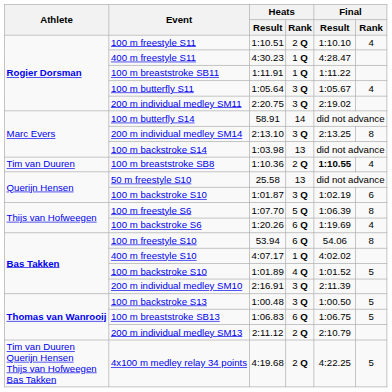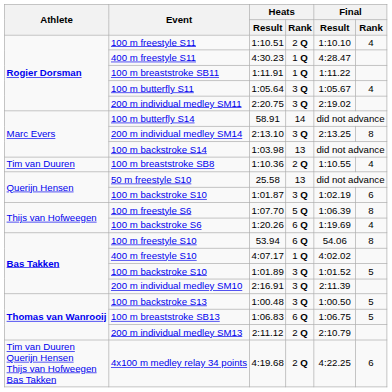(335, 165) bold -> (335, 165) normal
(300, 271) 4 Q -> (300, 271) 3 Q
(371, 364) 5 -> (371, 364) 6
